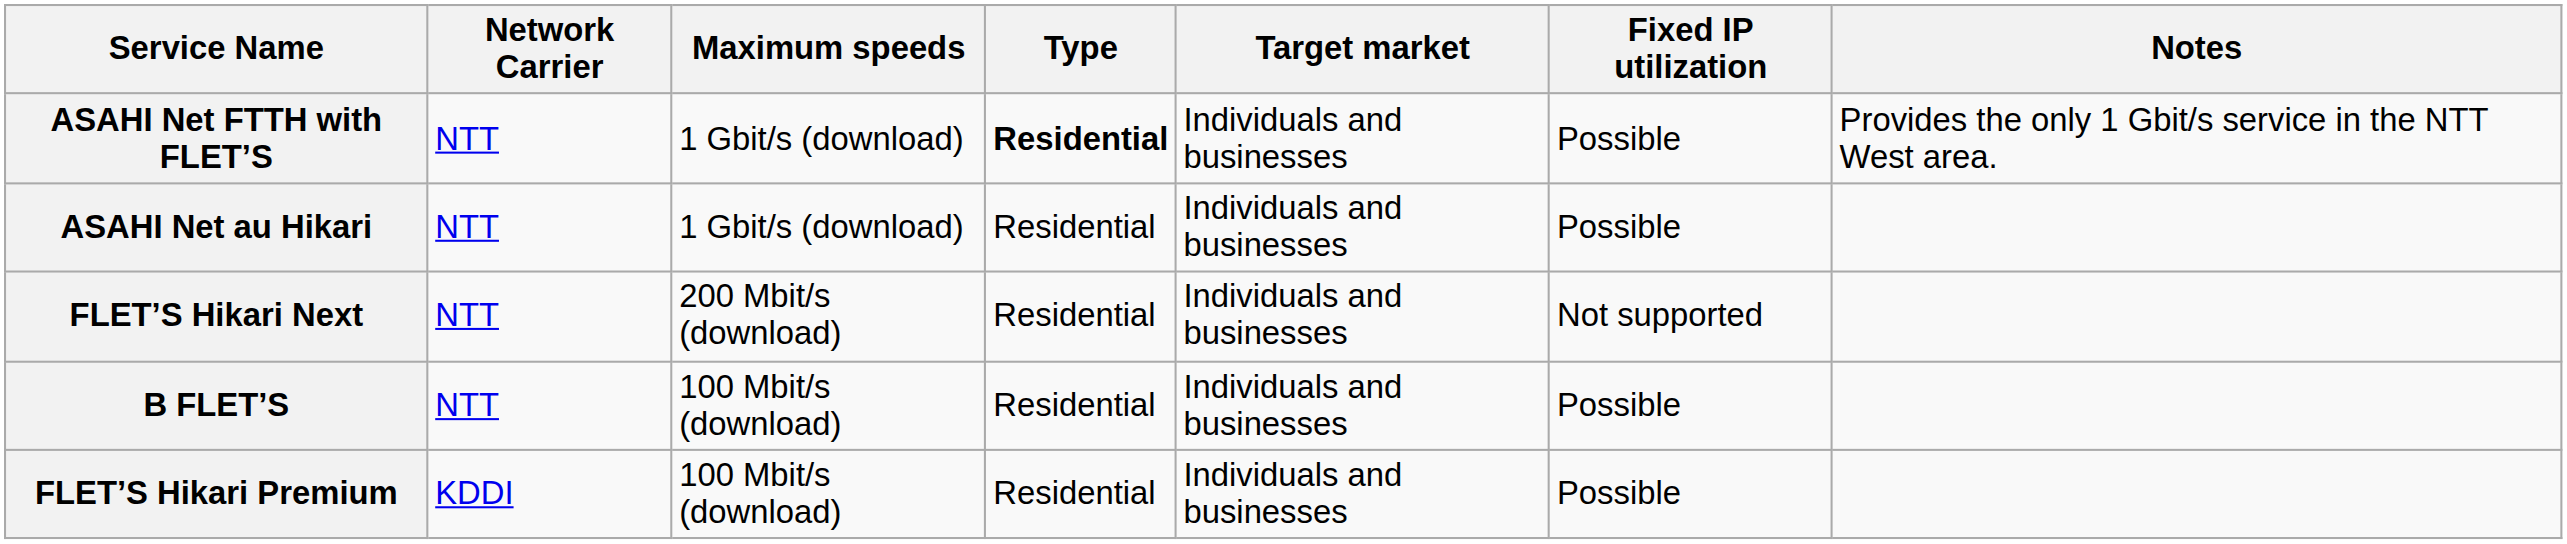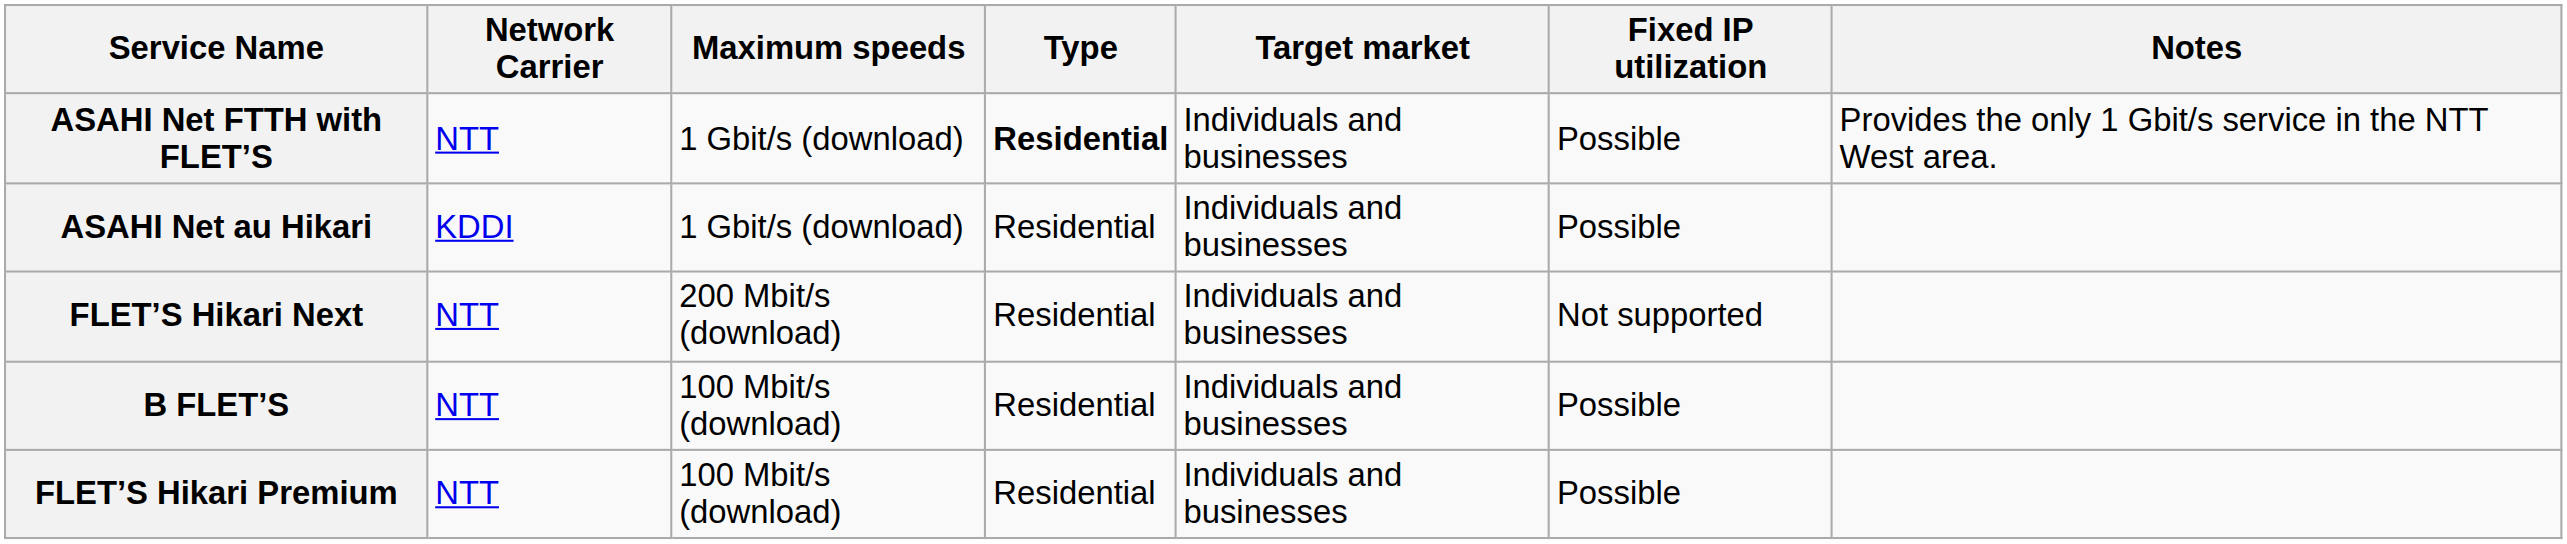(467, 226) NTT -> (474, 226) KDDI
(474, 493) KDDI -> (467, 493) NTT
